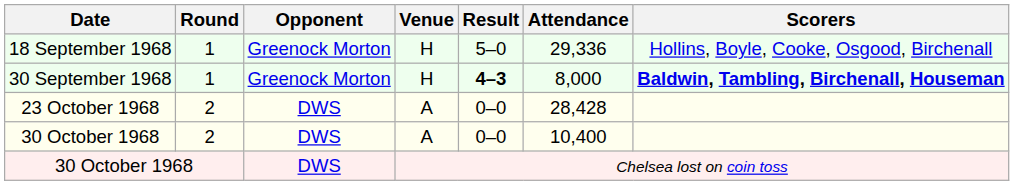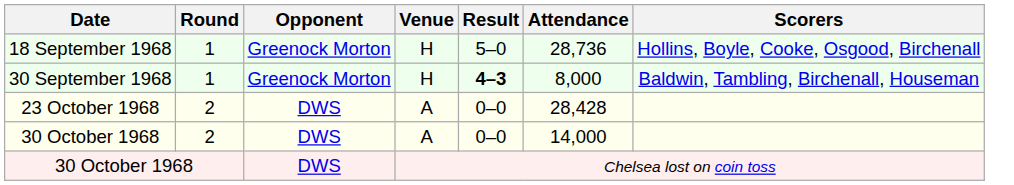(578, 49) 29,336 -> (578, 49) 28,736
(821, 78) bold -> (809, 78) normal
(578, 137) 10,400 -> (578, 137) 14,000
